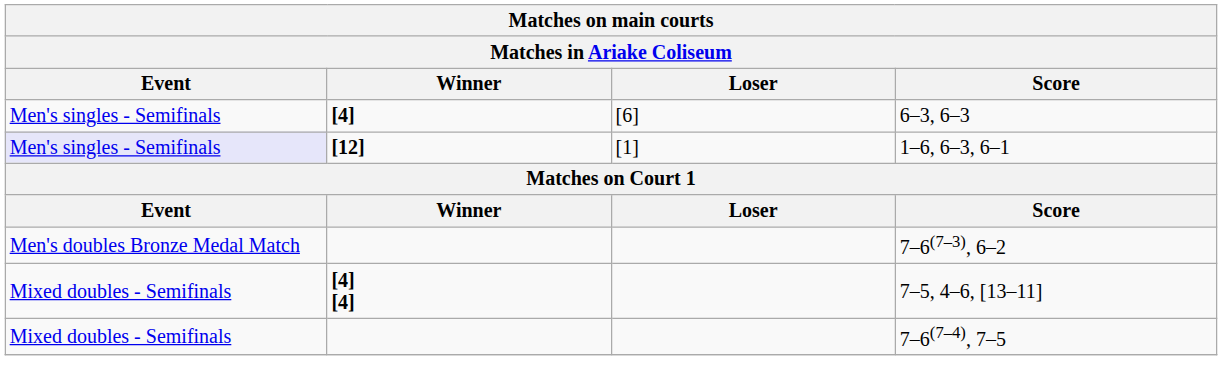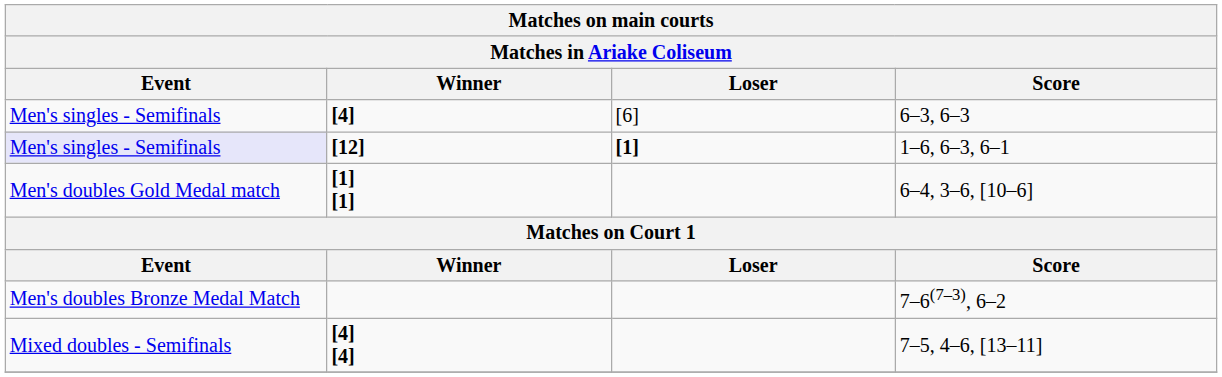(627, 147) normal -> (627, 147) bold
+ row: (966, 190)
- row: (953, 336)
